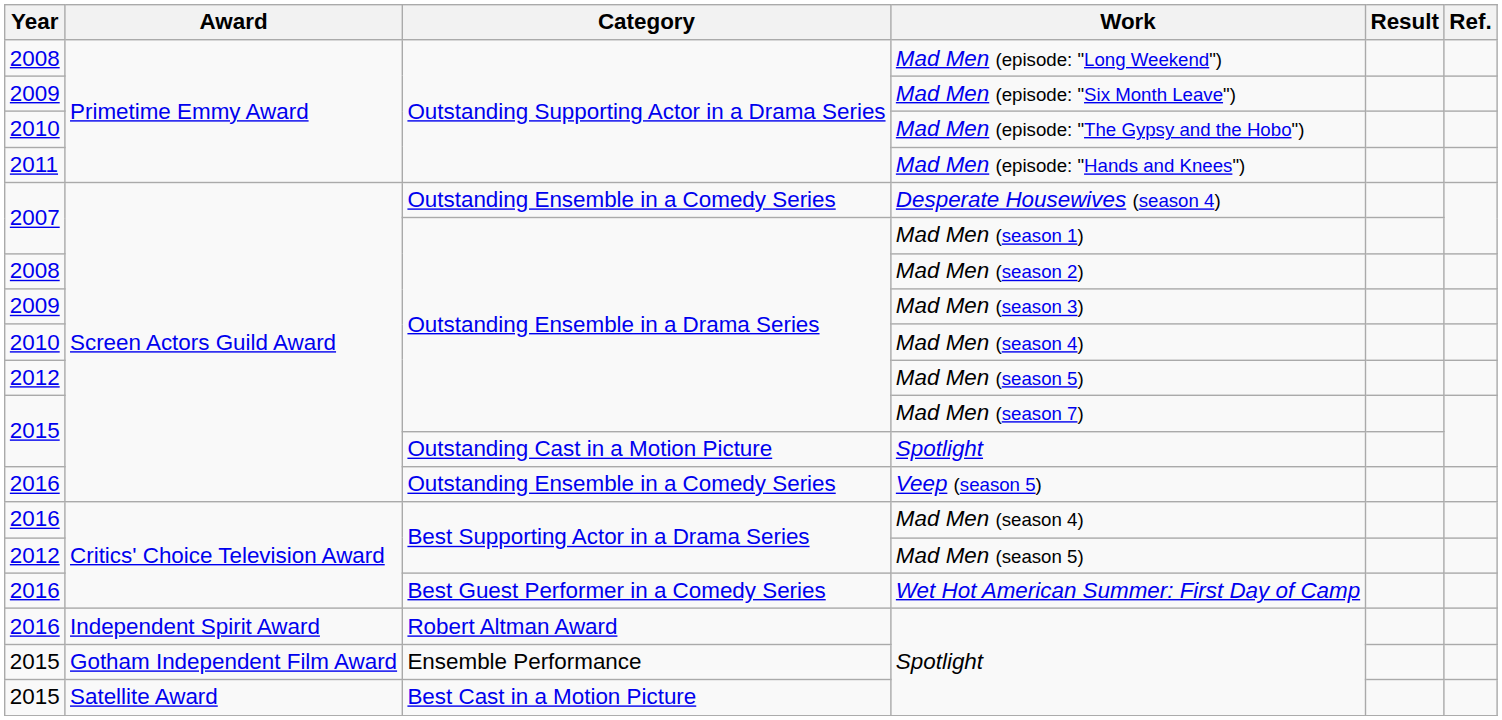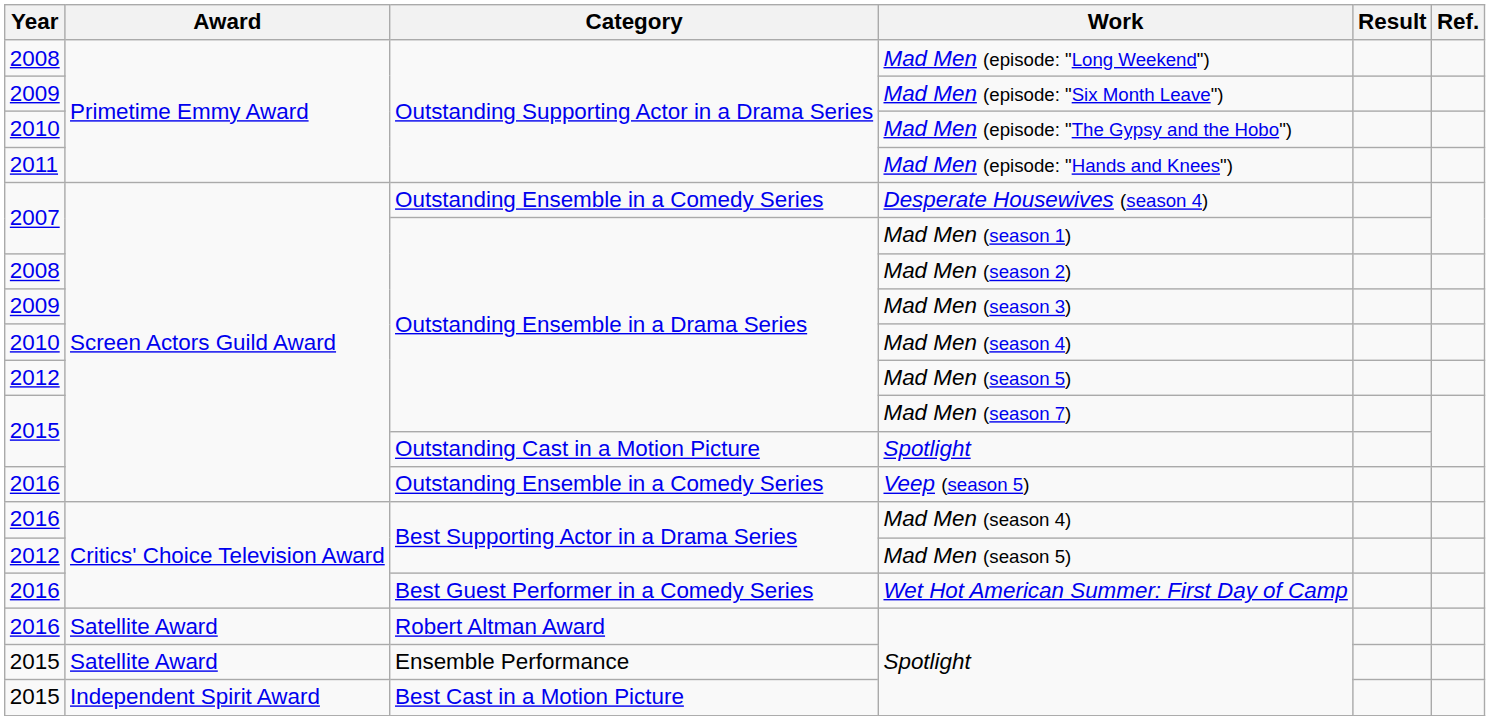(195, 626) Independent Spirit Award -> (144, 626) Satellite Award
(234, 661) Gotham Independent Film Award -> (144, 661) Satellite Award
(144, 697) Satellite Award -> (195, 697) Independent Spirit Award
